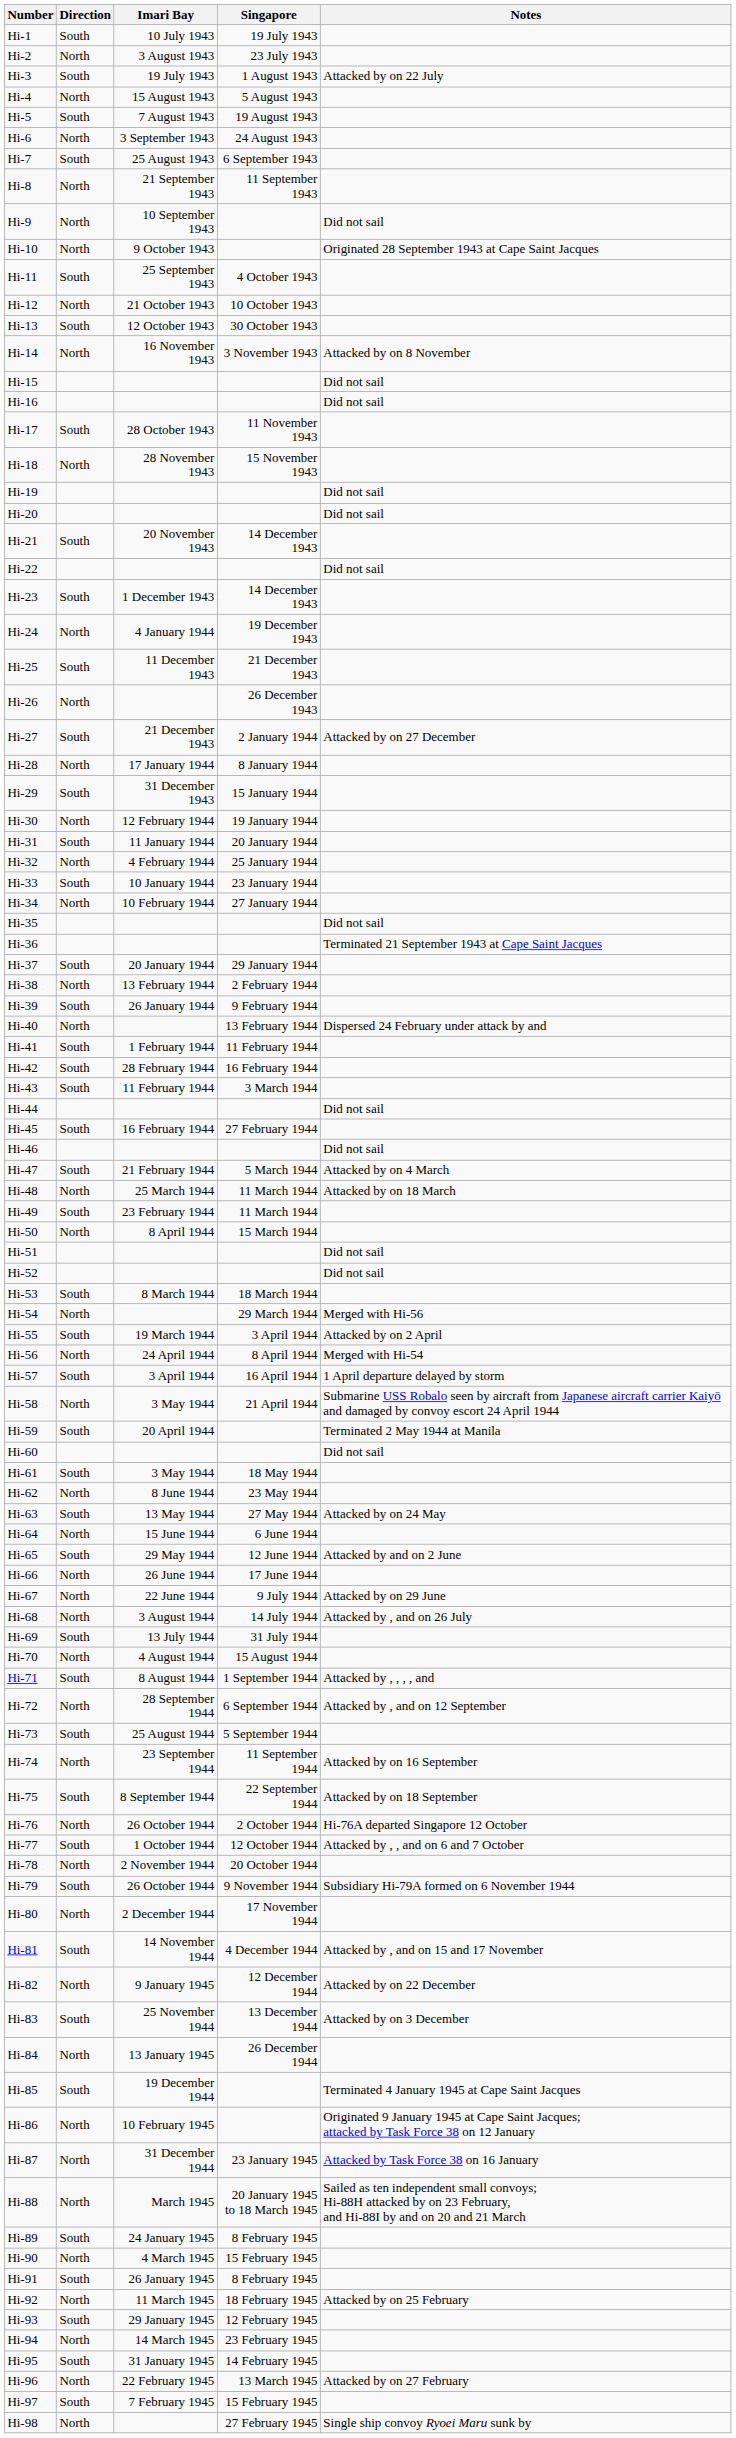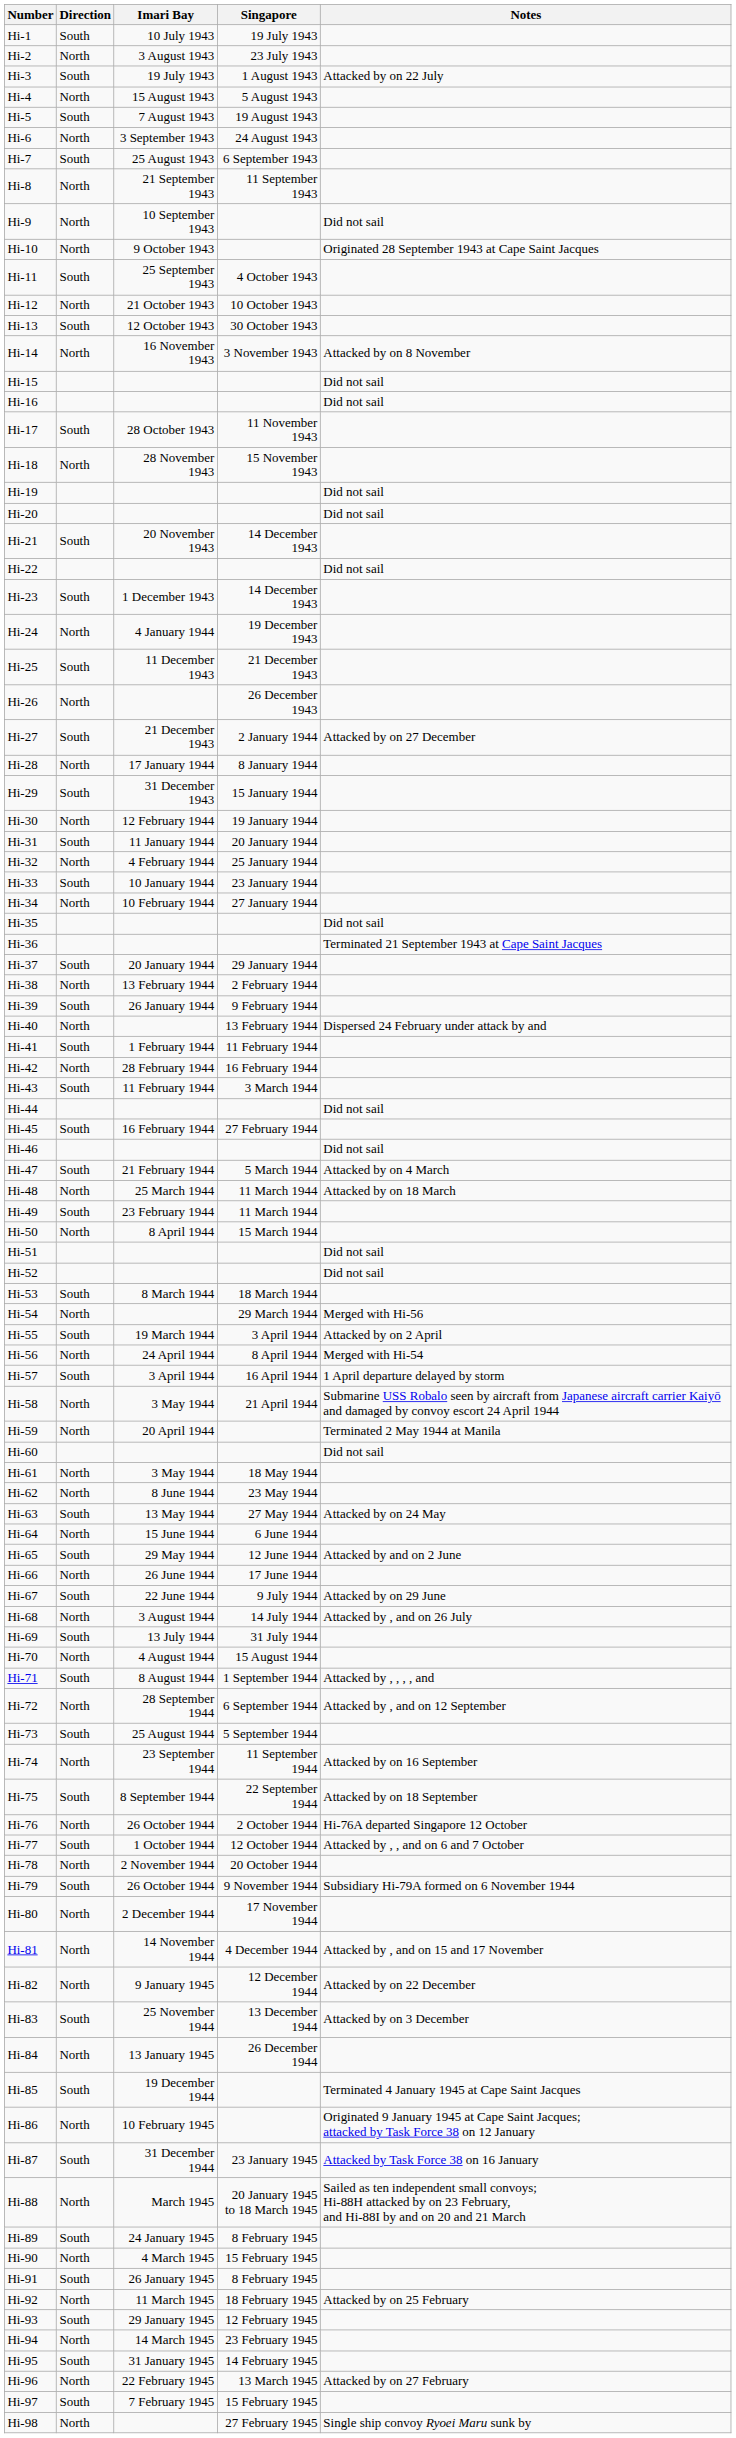(75, 1067) South -> (75, 1067) North
(75, 1431) South -> (75, 1431) North
(75, 1472) South -> (75, 1472) North
(75, 1595) North -> (75, 1595) South
(75, 1949) South -> (75, 1949) North
(75, 2160) North -> (75, 2160) South
